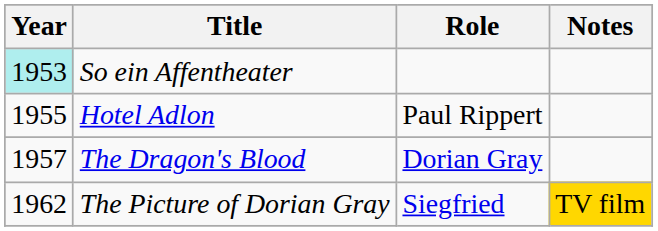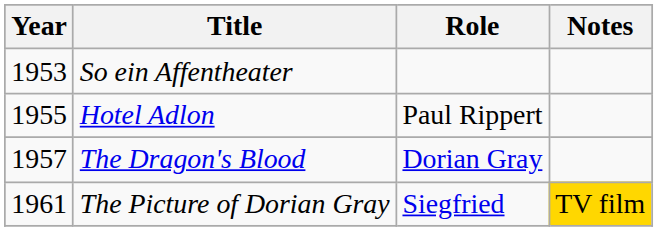(39, 70) paleturquoise background -> (39, 70) no background
(39, 203) 1962 -> (39, 203) 1961
